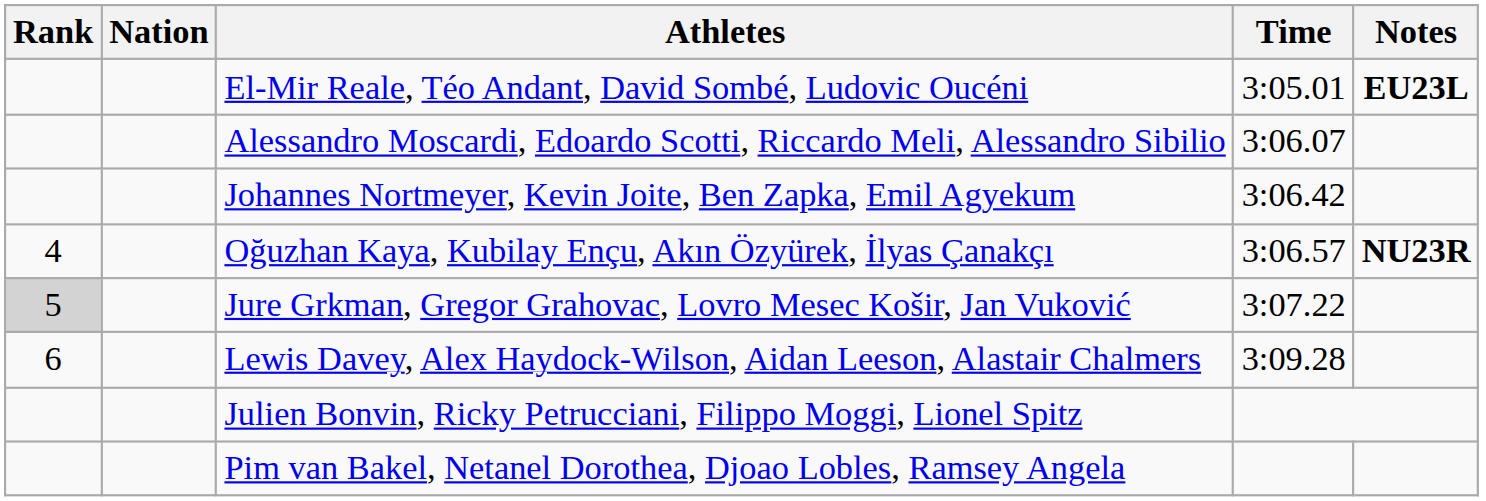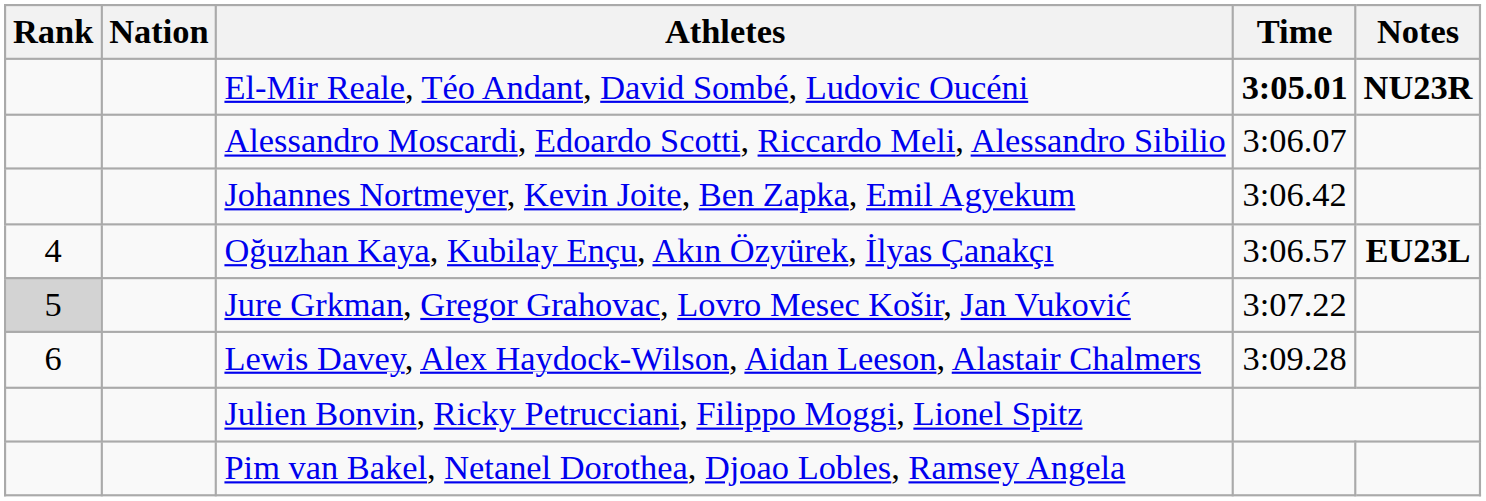(1294, 86) normal -> (1295, 86) bold
(1416, 86) EU23L -> (1418, 86) NU23R
(1416, 250) NU23R -> (1418, 250) EU23L
